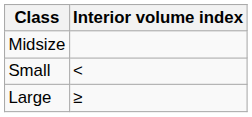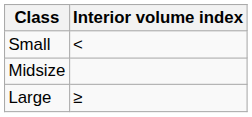rows swapped: (29, 71) <-> (37, 44)
